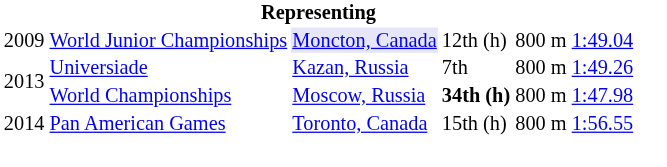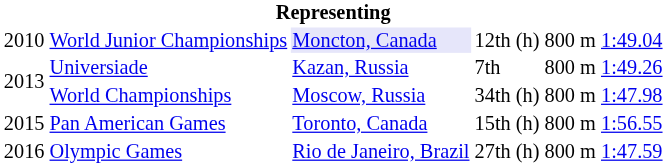(24, 40) 2009 -> (24, 40) 2010
(476, 95) bold -> (507, 95) normal
(24, 123) 2014 -> (24, 123) 2015
+ row: (116, 151)
